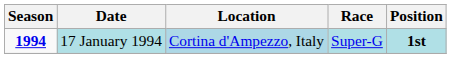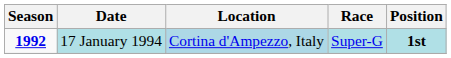(31, 41) 1994 -> (31, 41) 1992
